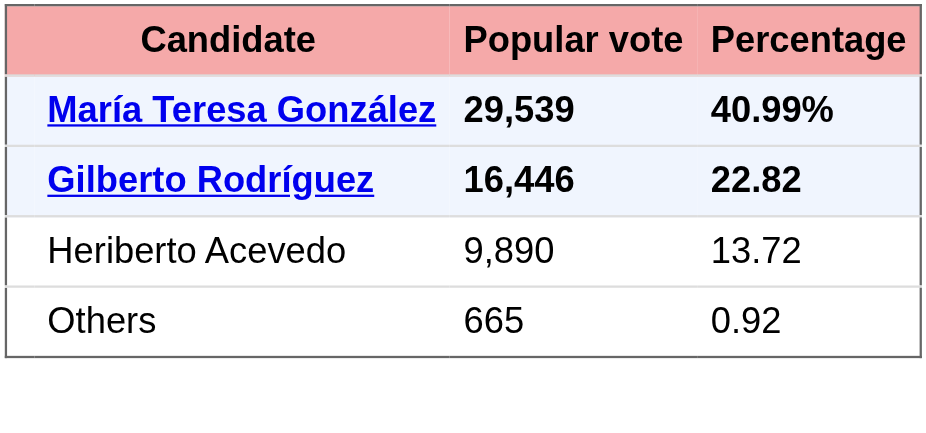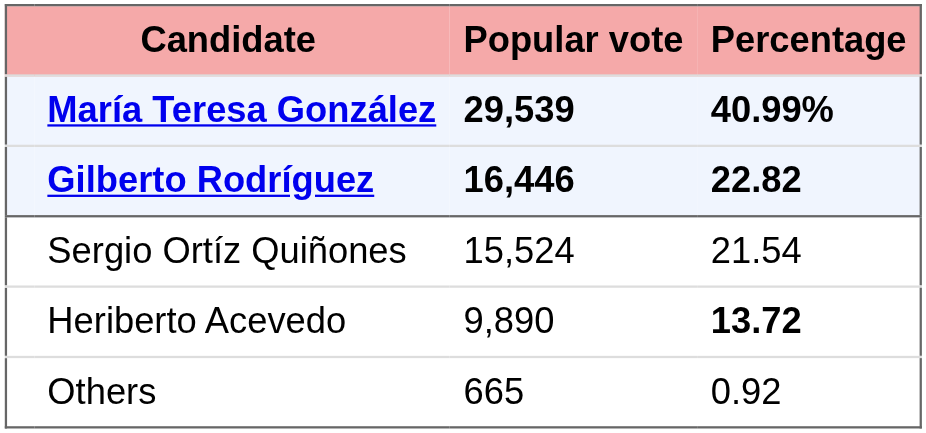+ row: (227, 250)
(756, 250) normal -> (756, 321) bold
